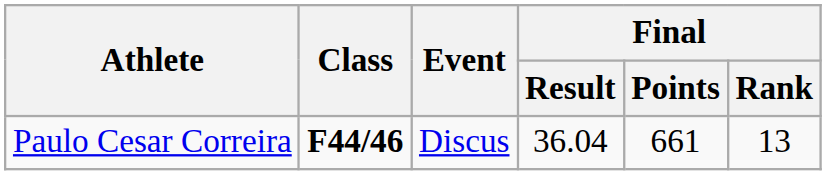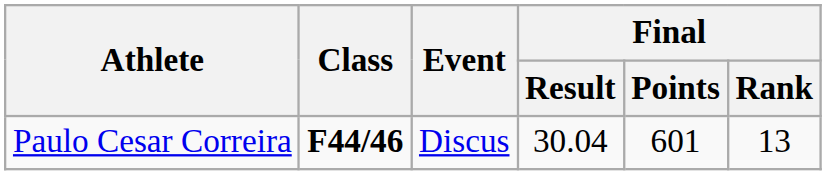(570, 142) 36.04 -> (570, 142) 30.04
(676, 142) 661 -> (676, 142) 601
